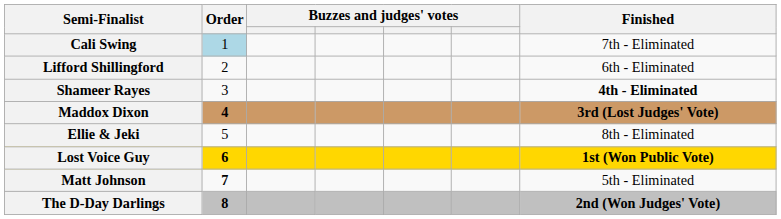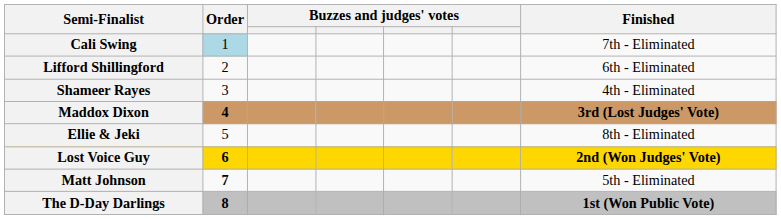(648, 90) bold -> (648, 90) normal
(648, 157) 1st (Won Public Vote) -> (648, 157) 2nd (Won Judges' Vote)
(648, 203) 2nd (Won Judges' Vote) -> (648, 203) 1st (Won Public Vote)
